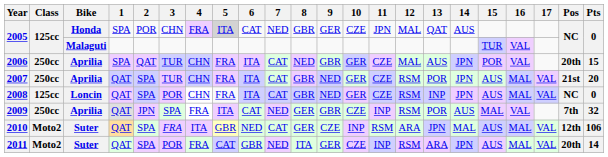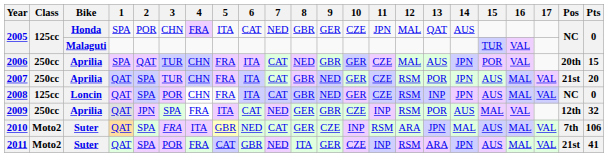(225, 29) lightgrey background -> (225, 29) no background
(571, 111) 7th -> (571, 111) 12th
(571, 128) 12th -> (571, 128) 7th
(571, 144) 20th -> (571, 144) 21st
(593, 144) 14 -> (593, 144) 41
